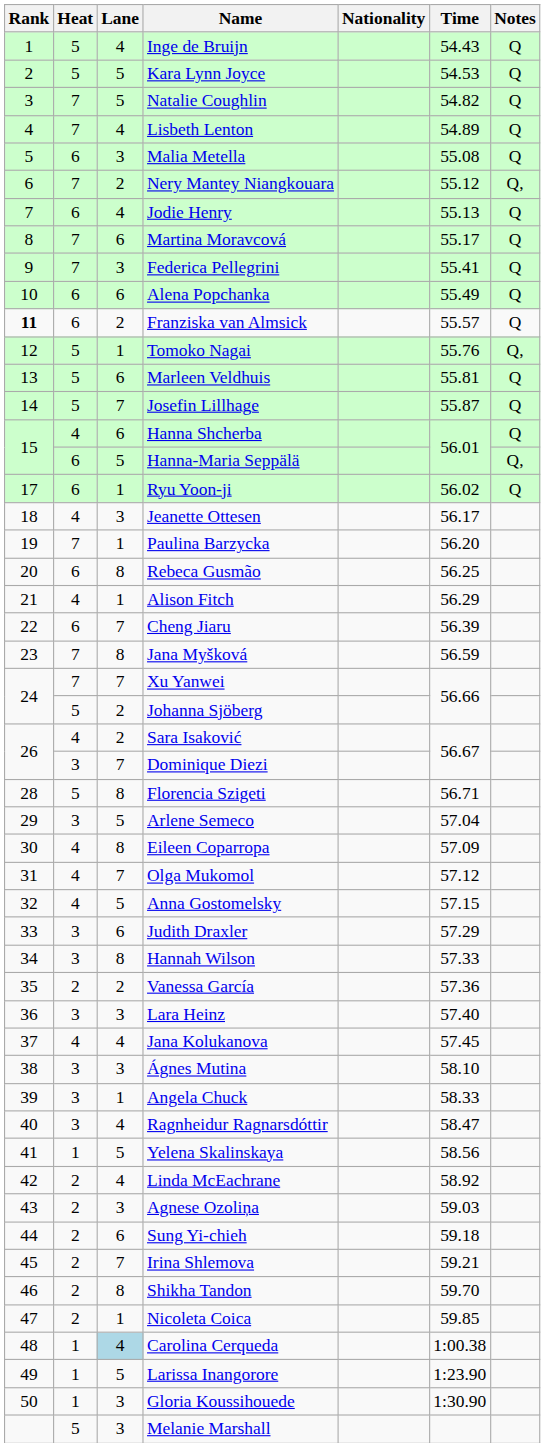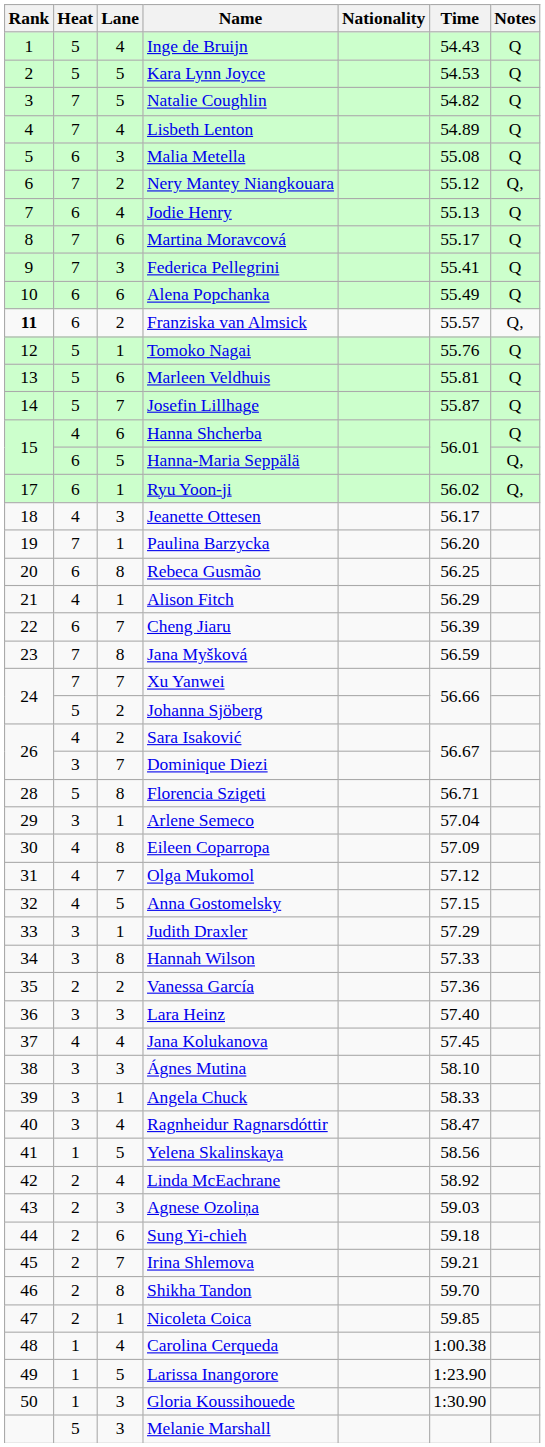(515, 322) Q -> (515, 322) Q,
(515, 350) Q, -> (515, 350) Q
(515, 488) Q -> (515, 488) Q,
(120, 820) 5 -> (120, 820) 1
(120, 931) 6 -> (120, 931) 1
(120, 1345) lightblue background -> (120, 1345) no background
